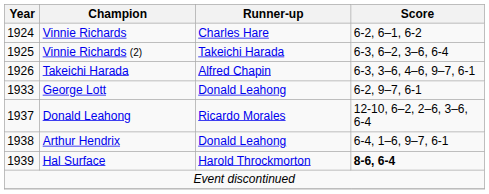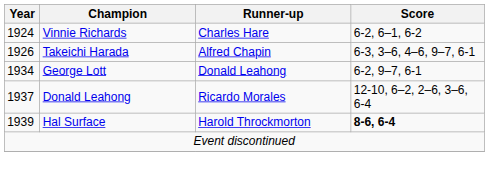- row: (92, 52)
(20, 90) 1933 -> (20, 71) 1934
- row: (81, 141)
